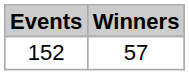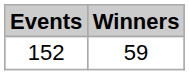(136, 53) 57 -> (136, 53) 59
